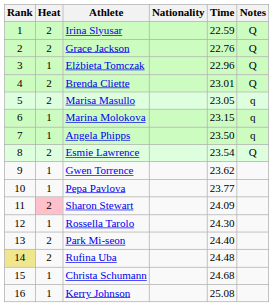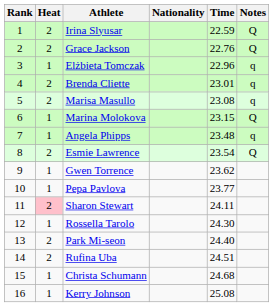(253, 65) Q -> (253, 65) q
(253, 83) Q -> (253, 83) q
(222, 100) 23.05 -> (222, 100) 23.08
(253, 118) q -> (253, 118) Q
(222, 135) 23.50 -> (222, 135) 23.48
(222, 205) 24.09 -> (222, 205) 24.11
(20, 258) khaki background -> (20, 258) no background
(222, 258) 24.48 -> (222, 258) 24.51
